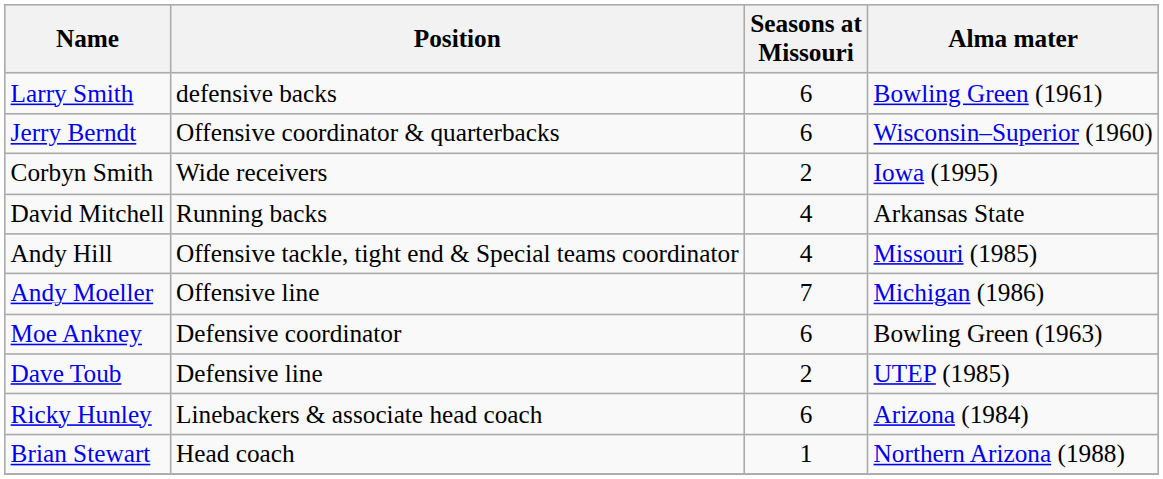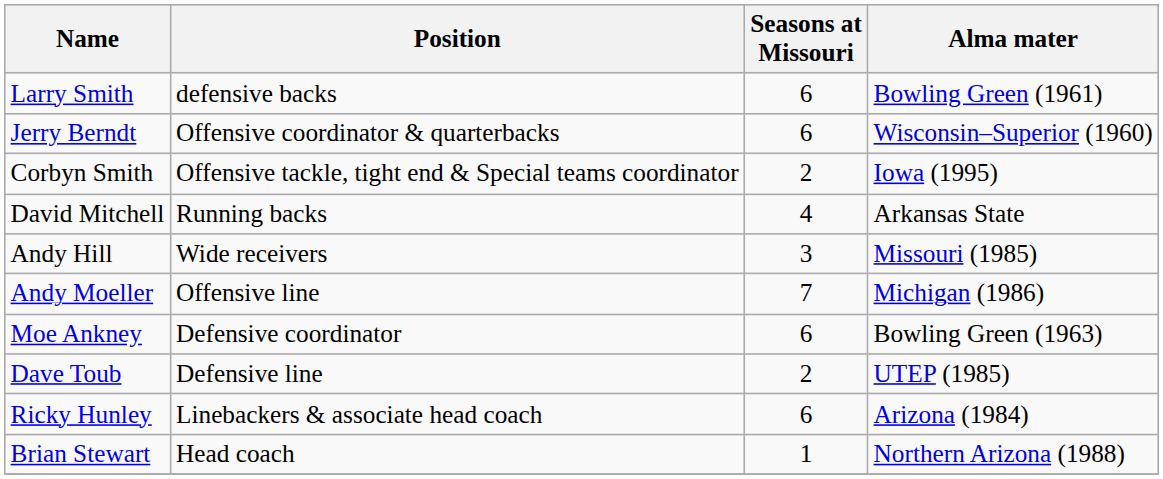(252, 173) Wide receivers -> (457, 173) Offensive tackle, tight end & Special teams coordinator
(457, 253) Offensive tackle, tight end & Special teams coordinator -> (252, 253) Wide receivers
(806, 253) 4 -> (806, 253) 3
